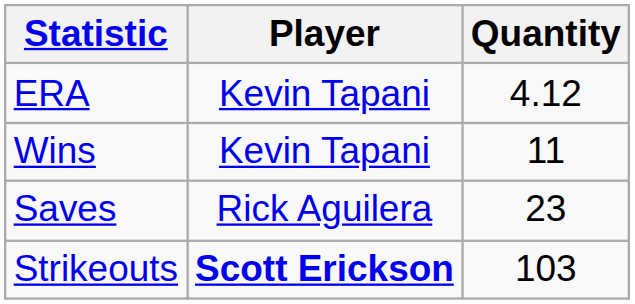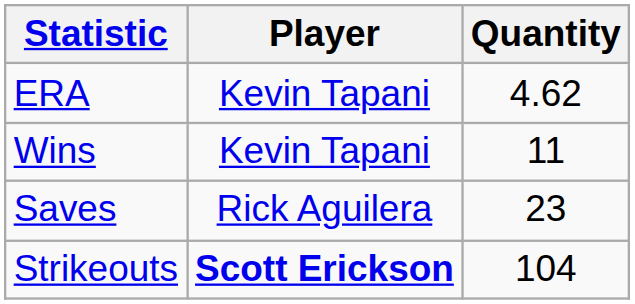(546, 92) 4.12 -> (546, 92) 4.62
(546, 268) 103 -> (546, 268) 104
